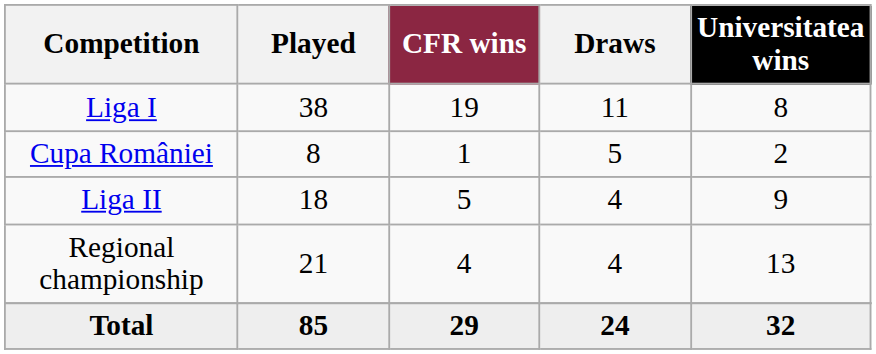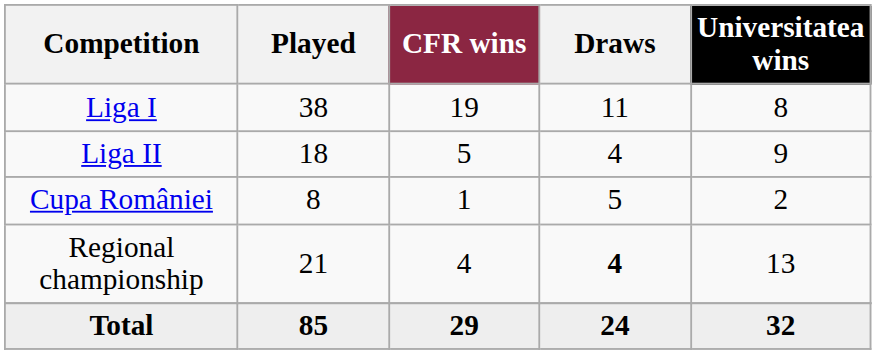rows swapped: (121, 199) <-> (121, 153)
(615, 262) normal -> (615, 262) bold
